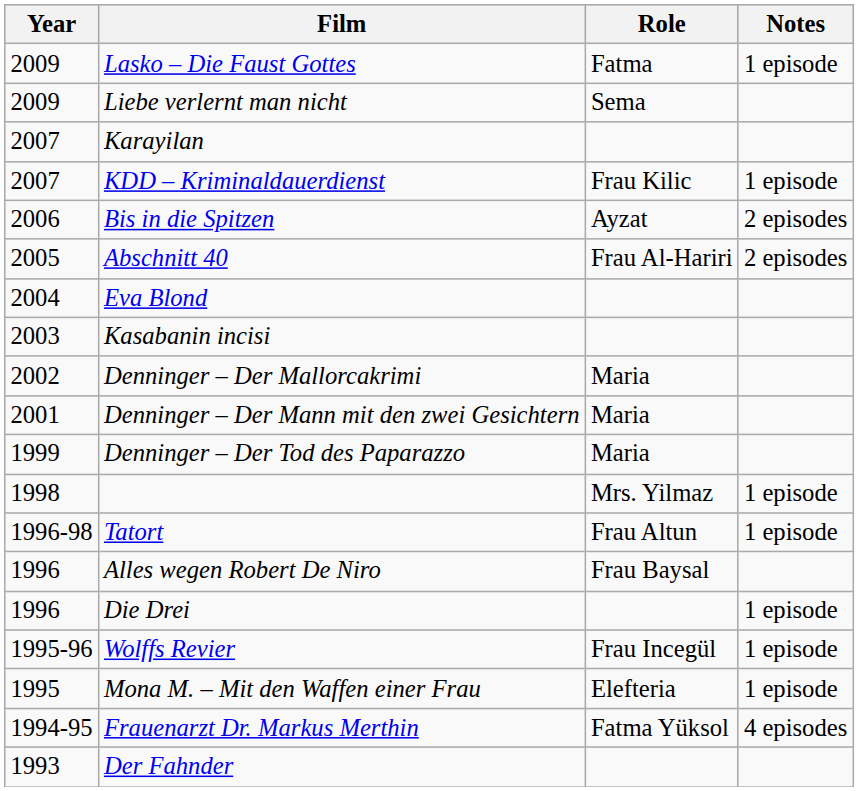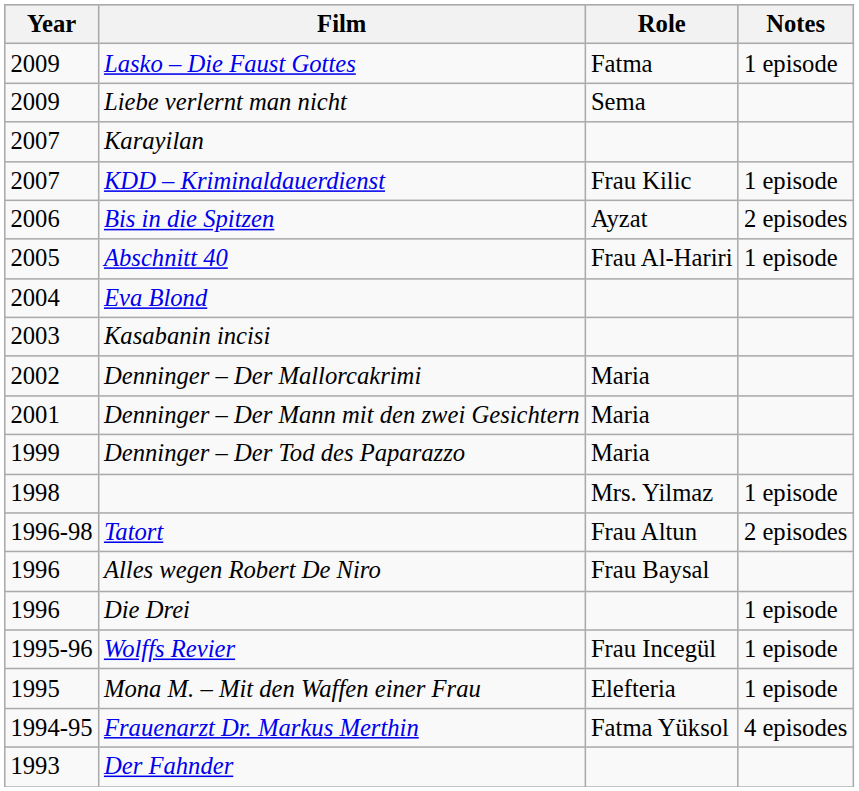(796, 258) 2 episodes -> (791, 258) 1 episode
(791, 532) 1 episode -> (796, 532) 2 episodes
